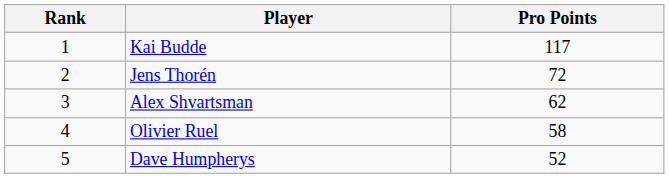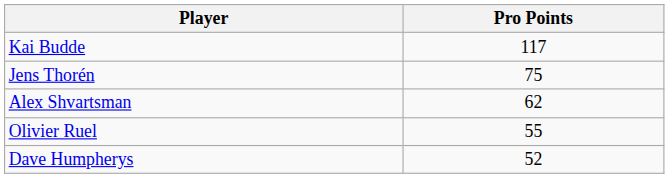- column: (65, 18)
(557, 74) 72 -> (533, 74) 75
(557, 131) 58 -> (533, 131) 55
